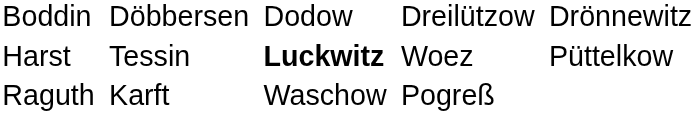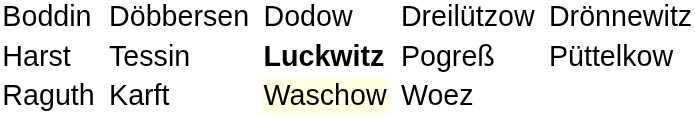(437, 56) Woez -> (448, 56) Pogreß
(325, 95) no background -> (325, 95) lightyellow background
(448, 95) Pogreß -> (437, 95) Woez
